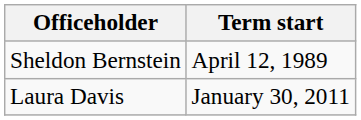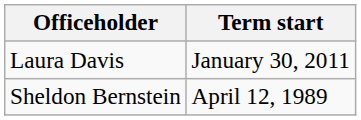rows swapped: (95, 59) <-> (67, 96)
